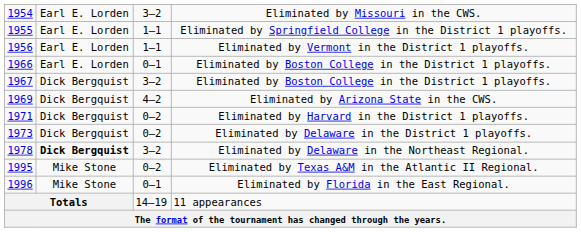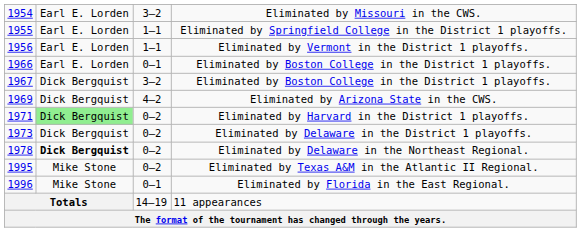(84, 116) no background -> (84, 116) lightgreen background
(152, 150) 3–2 -> (152, 150) 0–2
